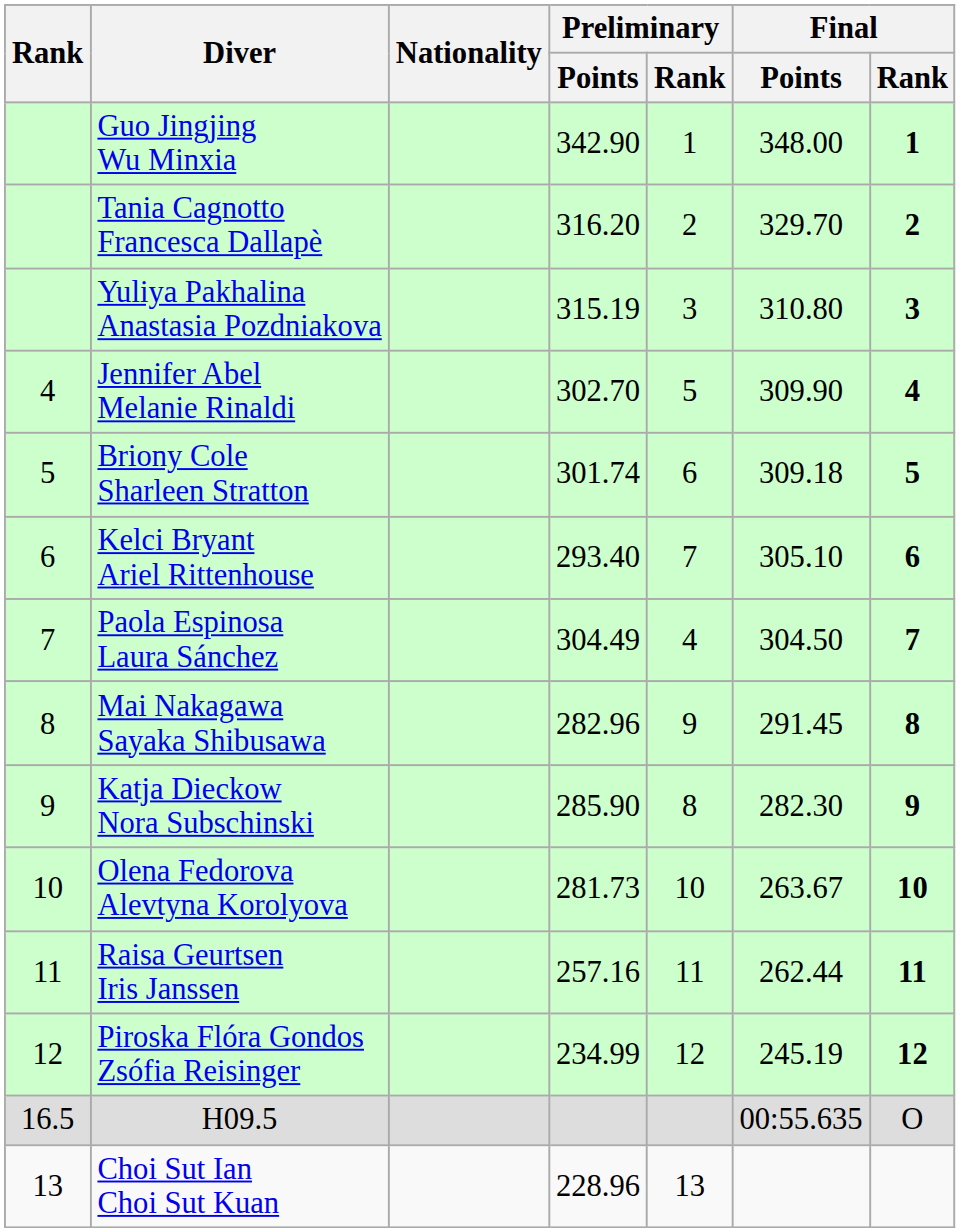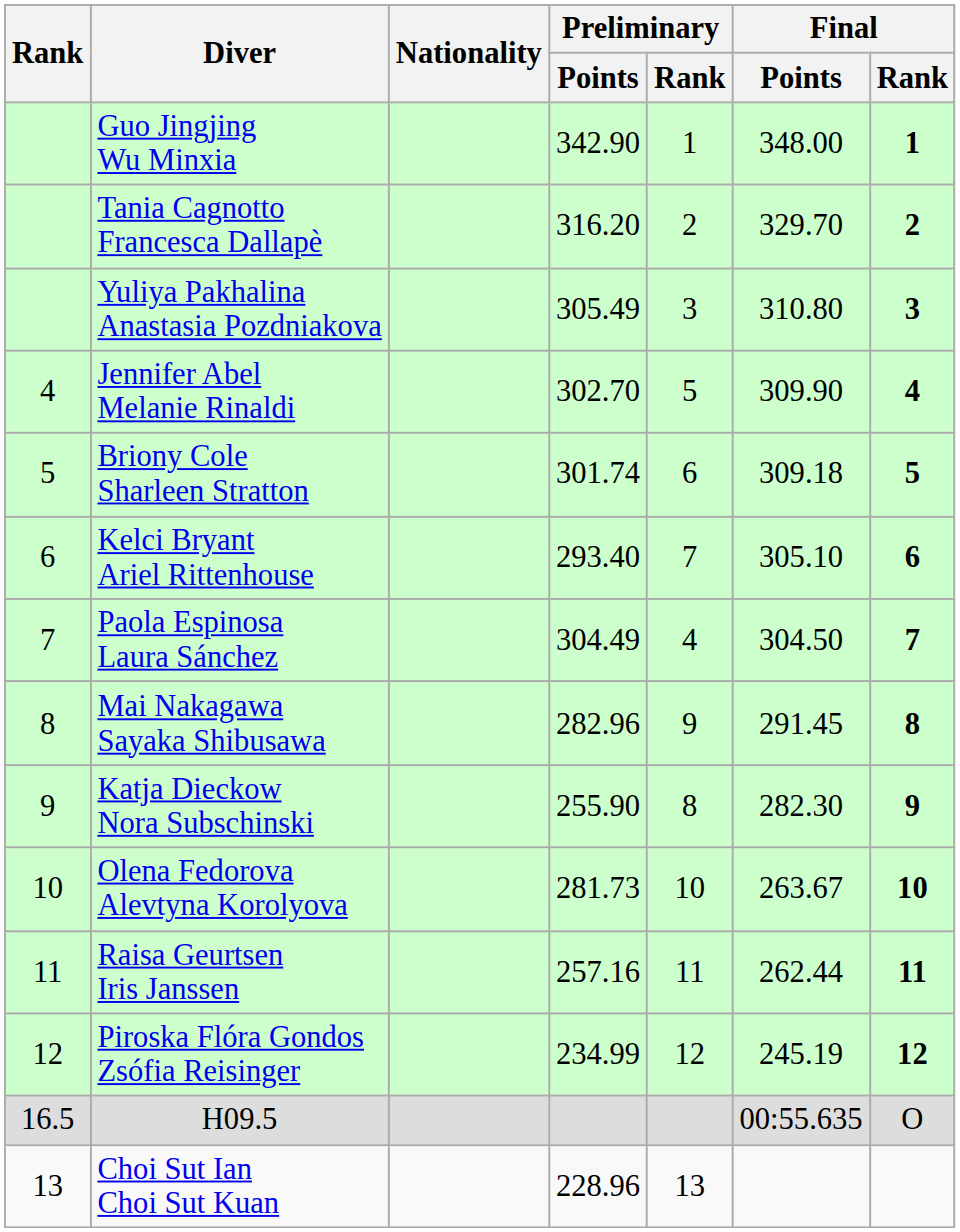(598, 308) 315.19 -> (598, 308) 305.49
(598, 805) 285.90 -> (598, 805) 255.90
